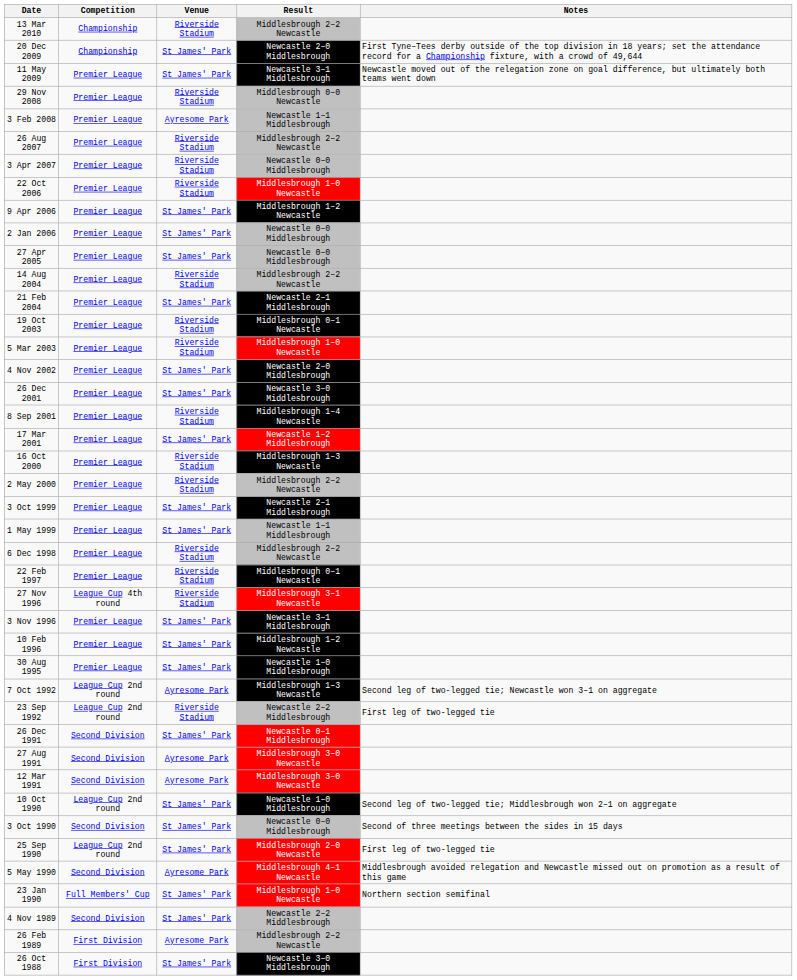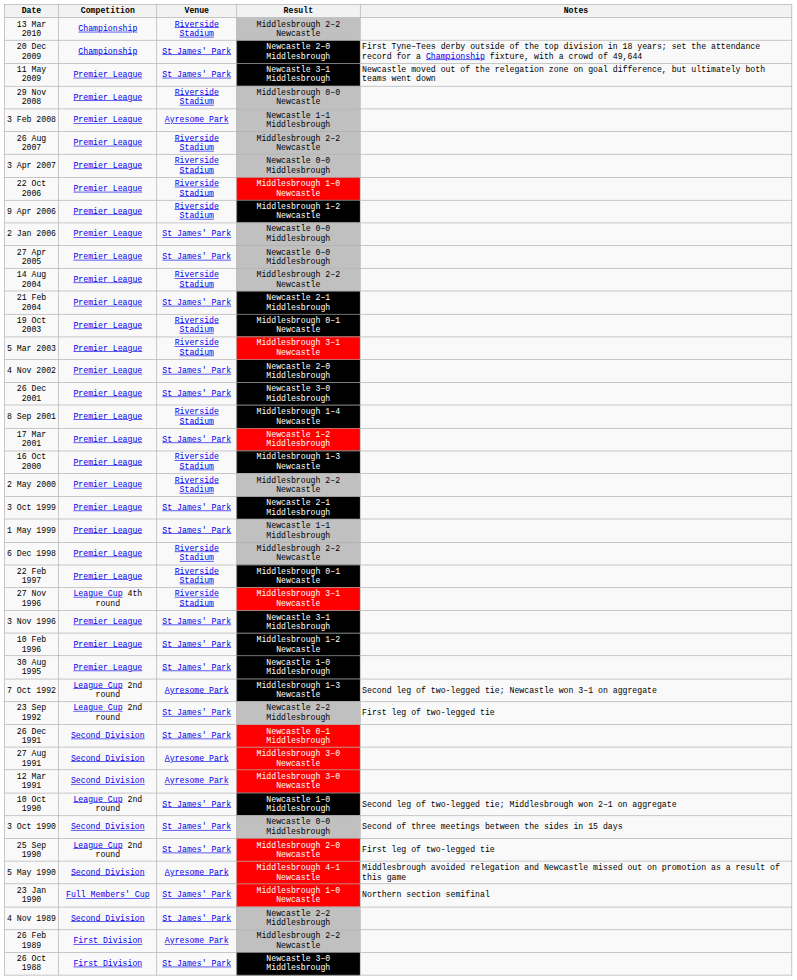(197, 211) St James' Park -> (197, 211) Riverside Stadium
(298, 348) Middlesbrough 1–0 Newcastle -> (298, 348) Middlesbrough 3–1 Newcastle
(197, 713) Riverside Stadium -> (197, 713) St James' Park
